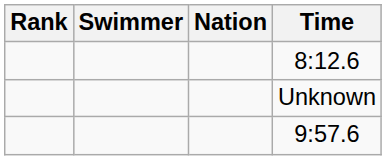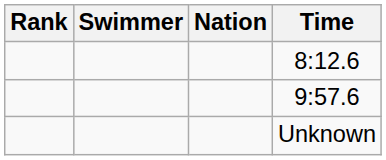rows swapped: (327, 135) <-> (327, 97)
